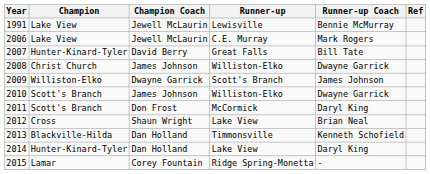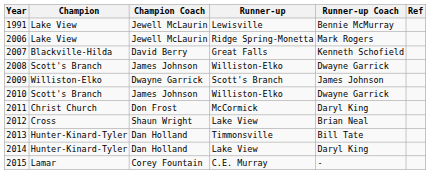(240, 39) C.E. Murray -> (263, 39) Ridge Spring-Monetta
(79, 53) Hunter-Kinard-Tyler -> (71, 53) Blackville-Hilda
(340, 53) Bill Tate -> (361, 53) Kenneth Schofield
(64, 66) Christ Church -> (66, 66) Scott's Branch
(66, 108) Scott's Branch -> (64, 108) Christ Church
(71, 135) Blackville-Hilda -> (79, 135) Hunter-Kinard-Tyler
(361, 135) Kenneth Schofield -> (340, 135) Bill Tate
(263, 163) Ridge Spring-Monetta -> (240, 163) C.E. Murray
